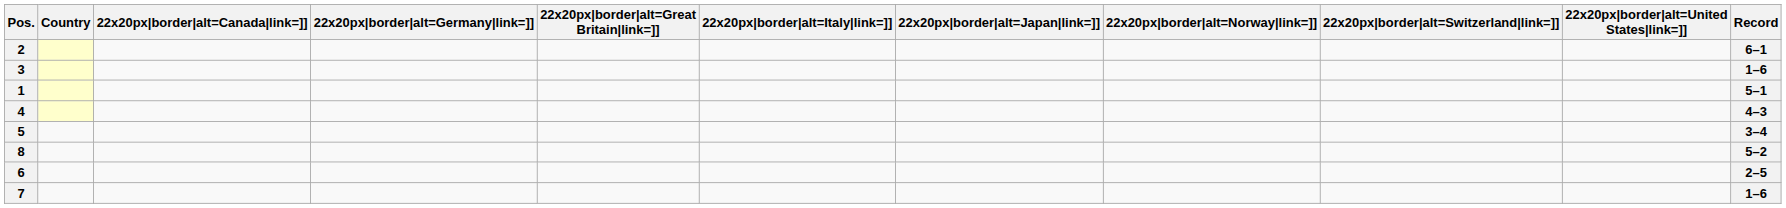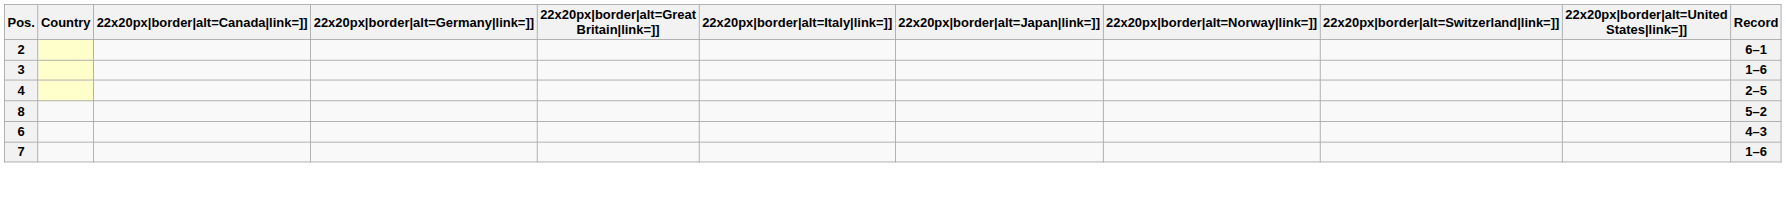- row: (21, 91)
(1756, 111) 4–3 -> (1756, 91) 2–5
- row: (21, 132)
(1756, 173) 2–5 -> (1756, 132) 4–3
